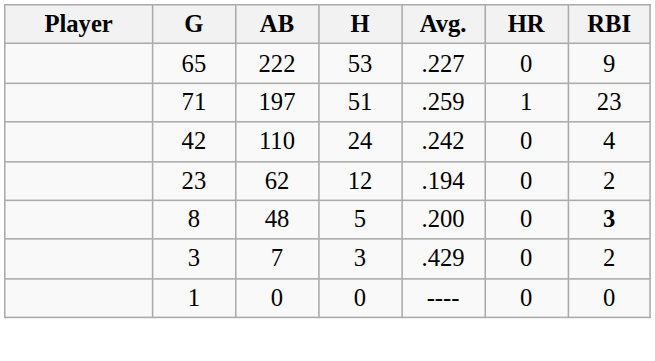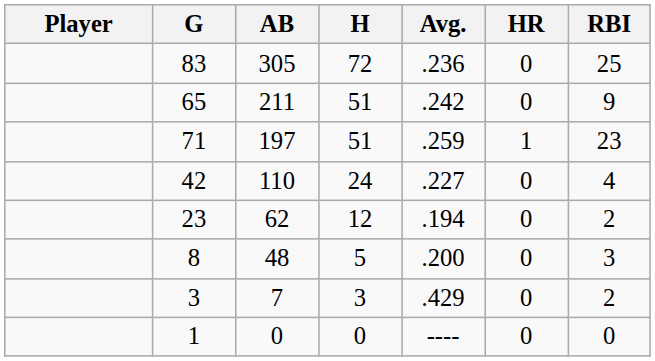+ row: (194, 63)
(277, 63) 222 -> (277, 102) 211
(360, 63) 53 -> (360, 102) 51
(443, 63) .227 -> (443, 102) .242
(443, 141) .242 -> (443, 180) .227
(609, 219) bold -> (609, 258) normal
